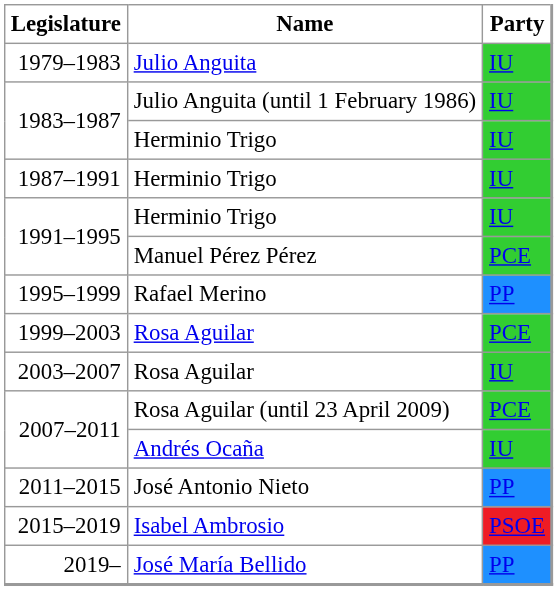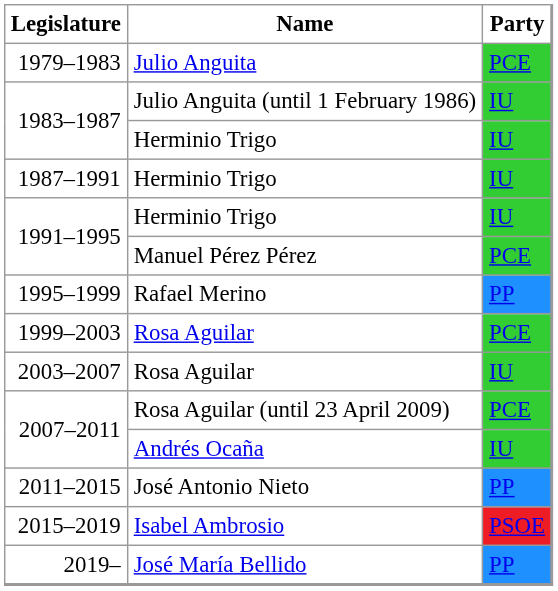(501, 62) IU -> (510, 62) PCE
